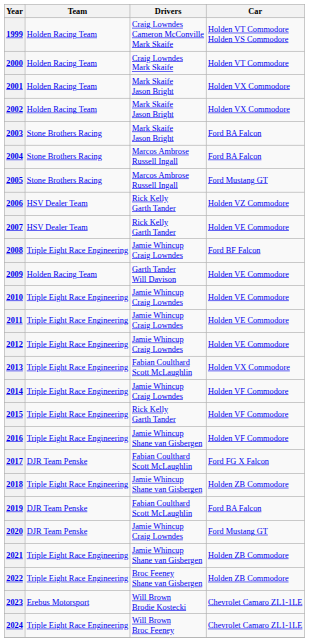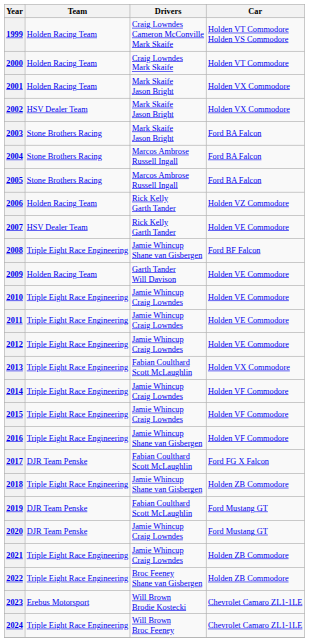(62, 109) Holden Racing Team -> (57, 109) HSV Dealer Team
(238, 179) Ford Mustang GT -> (235, 179) Ford BA Falcon
(57, 203) HSV Dealer Team -> (62, 203) Holden Racing Team
(158, 250) Jamie Whincup Craig Lowndes -> (167, 250) Jamie Whincup Shane van Gisbergen
(154, 414) Rick Kelly Garth Tander -> (158, 414) Jamie Whincup Craig Lowndes
(235, 508) Ford BA Falcon -> (238, 508) Ford Mustang GT
(167, 555) Jamie Whincup Shane van Gisbergen -> (158, 555) Jamie Whincup Craig Lowndes
